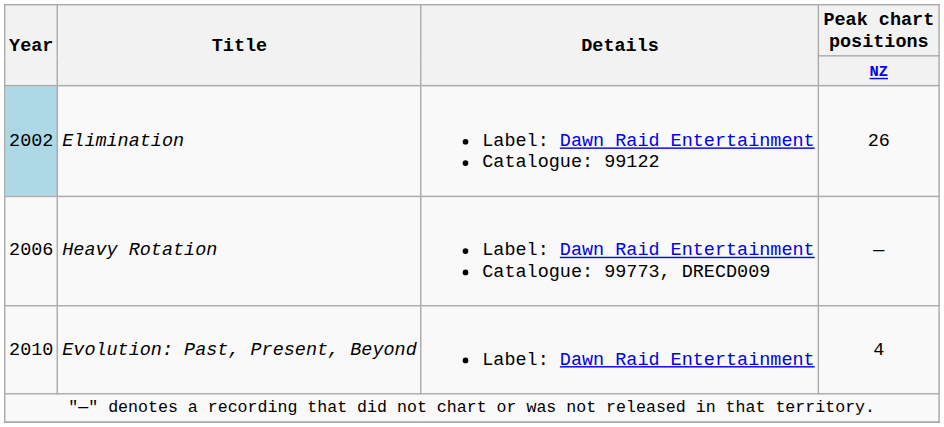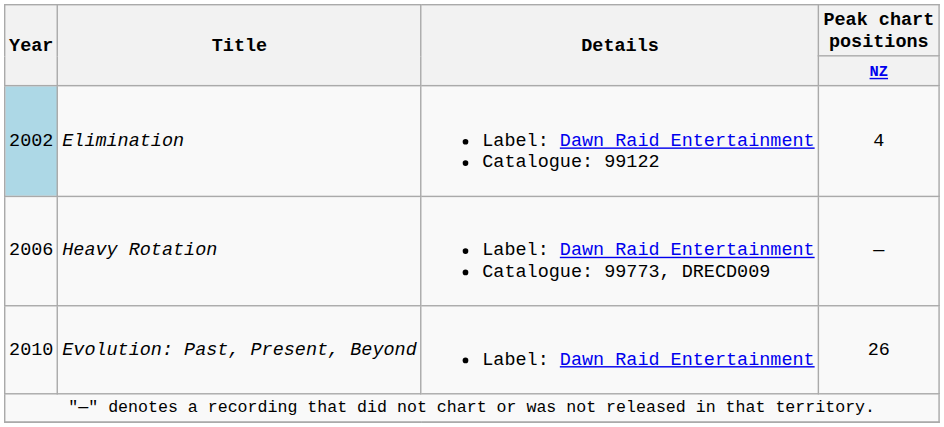(879, 141) 26 -> (879, 141) 4
(879, 350) 4 -> (879, 350) 26
